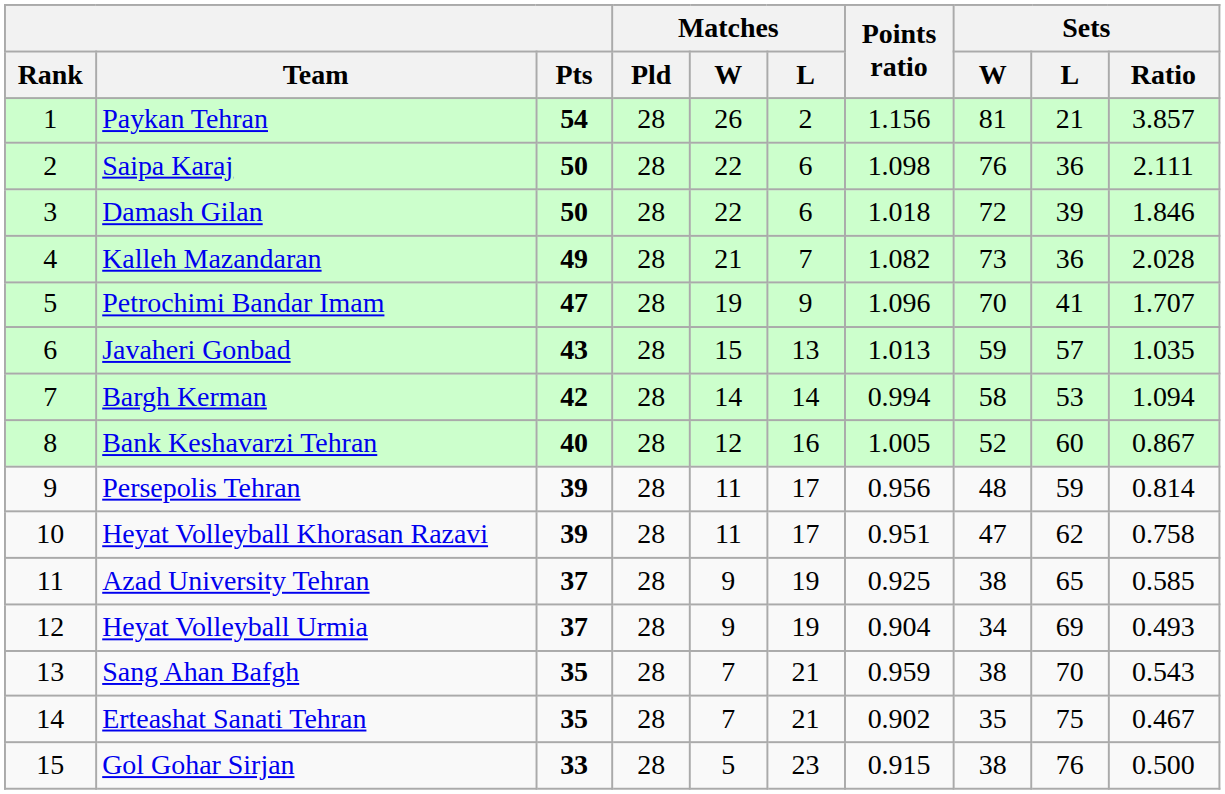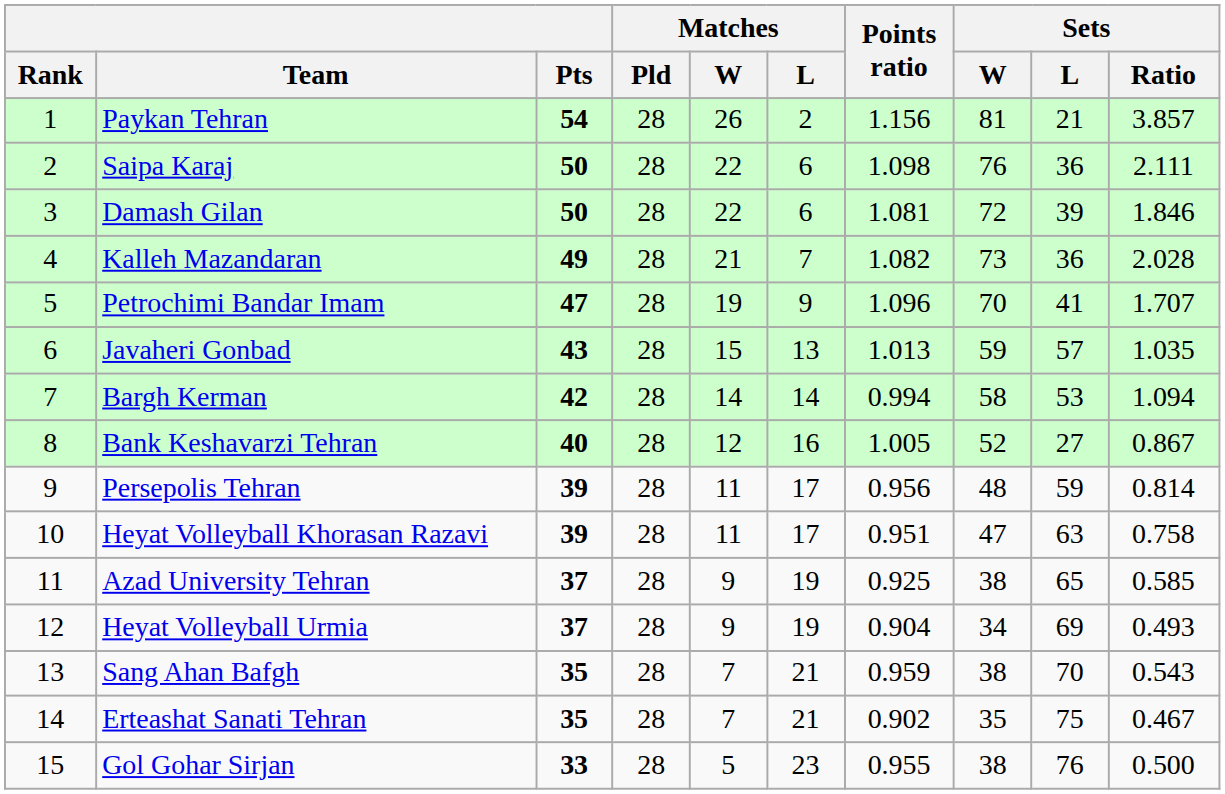(899, 212) 1.018 -> (899, 212) 1.081
(1070, 442) 60 -> (1070, 442) 27
(1070, 534) 62 -> (1070, 534) 63
(899, 765) 0.915 -> (899, 765) 0.955
